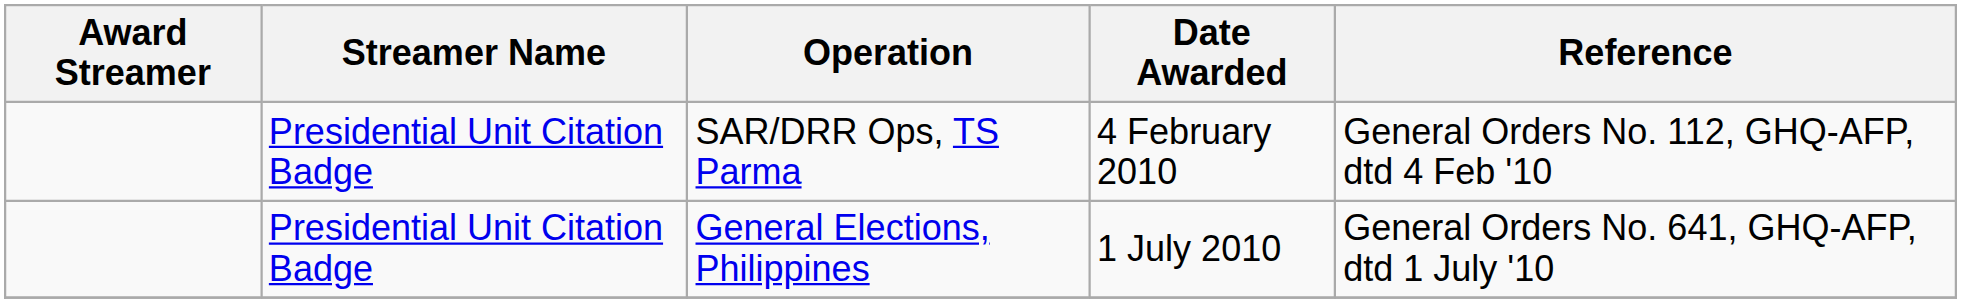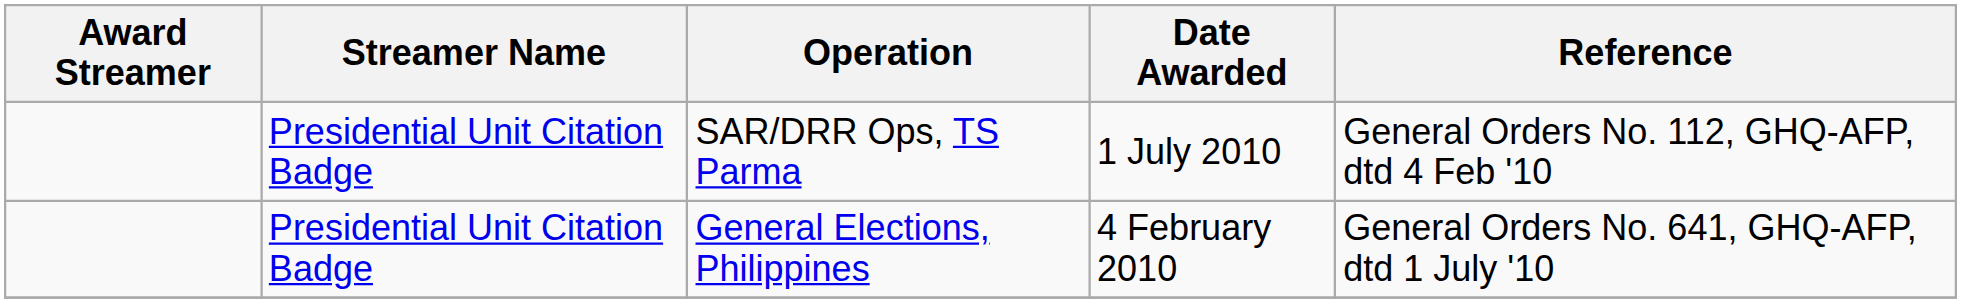(1184, 150) 4 February 2010 -> (1189, 150) 1 July 2010
(1189, 248) 1 July 2010 -> (1184, 248) 4 February 2010
